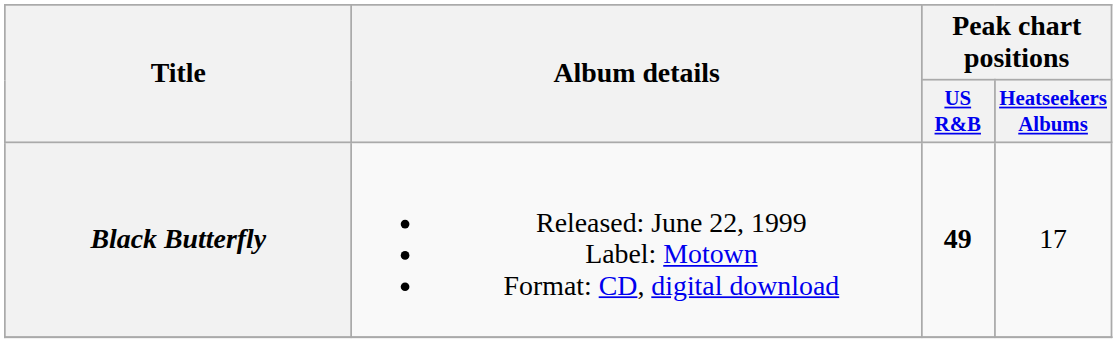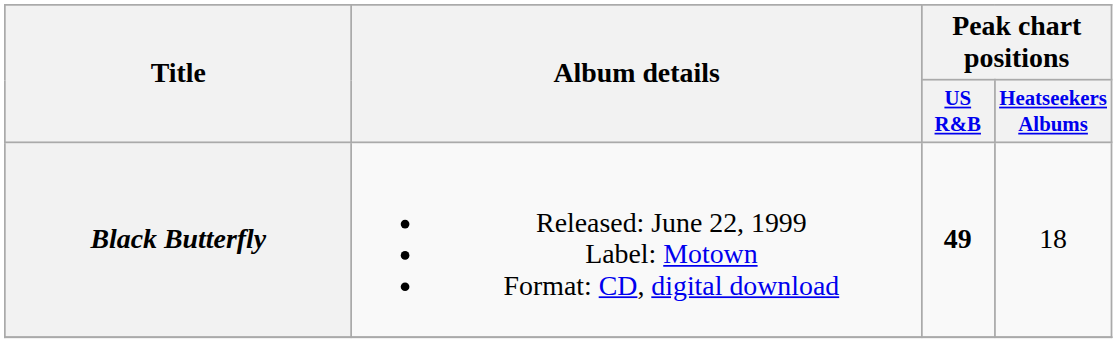(1053, 239) 17 -> (1053, 239) 18
